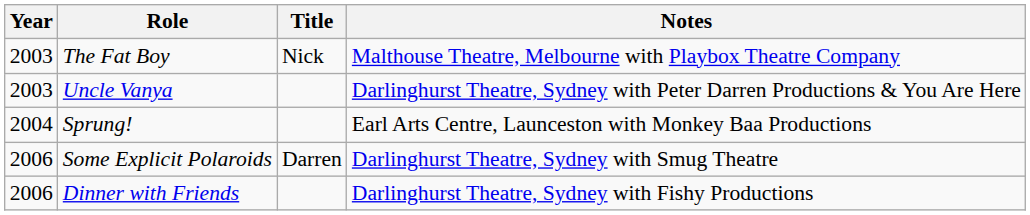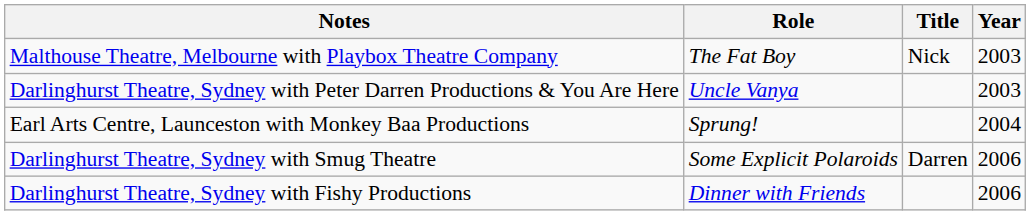columns swapped: (31, 21) <-> (686, 21)
